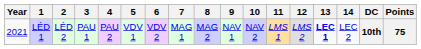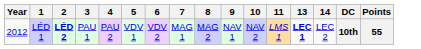- column: (302, 11)
(17, 31) 2021 -> (17, 31) 2012
(64, 31) normal -> (64, 31) bold
(400, 31) 75 -> (377, 31) 55
